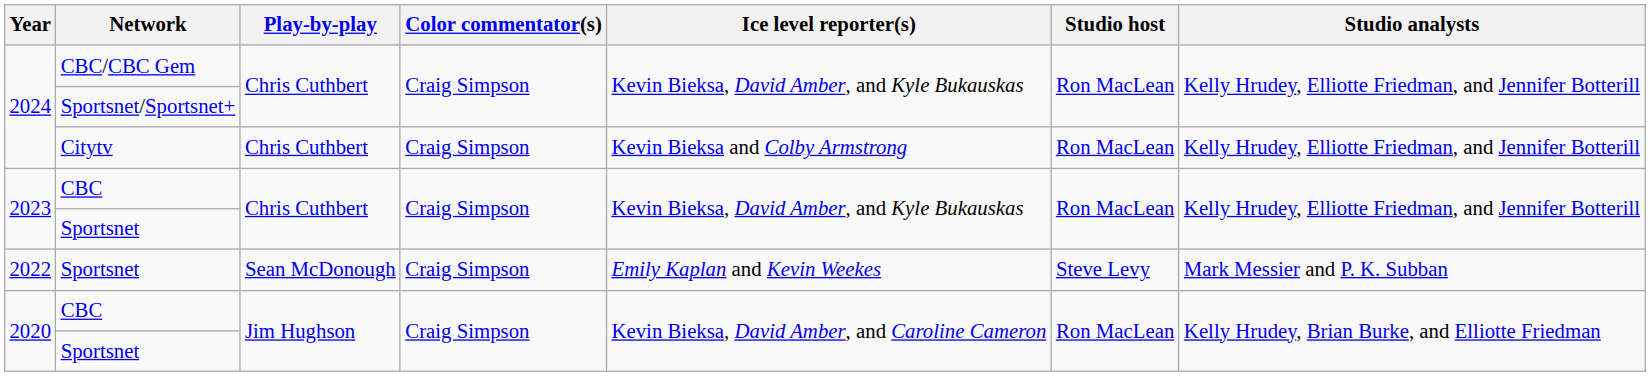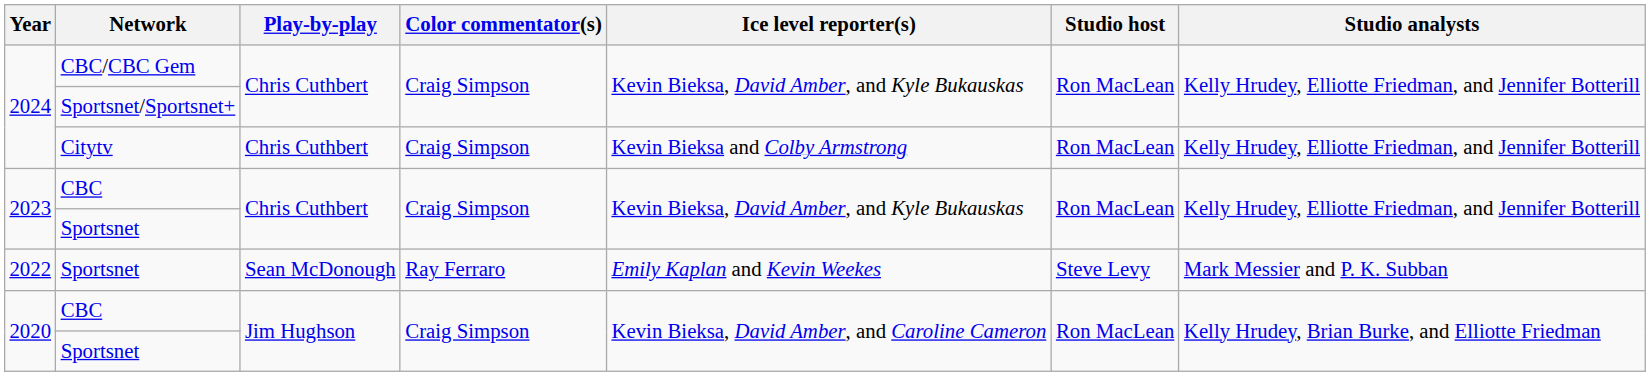(467, 269) Craig Simpson -> (455, 269) Ray Ferraro
